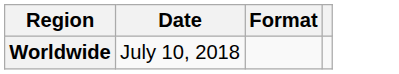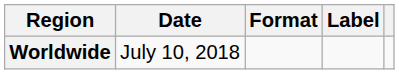+ column: (353, 20)
